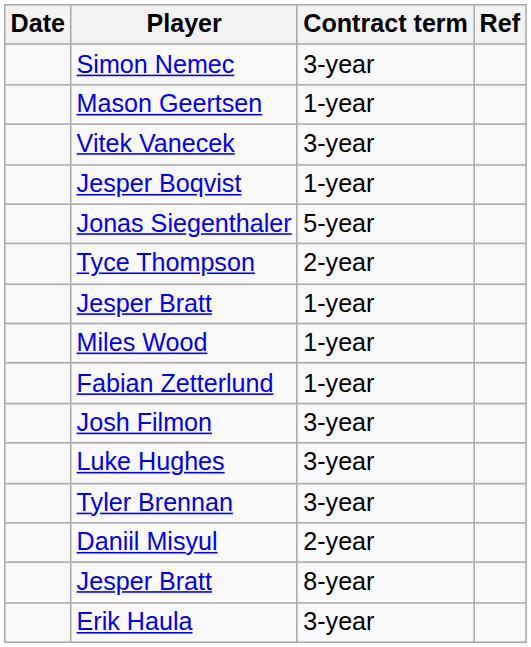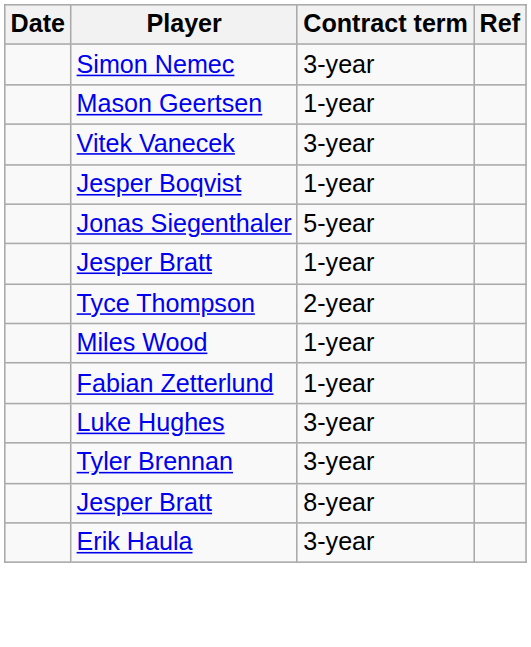rows swapped: (166, 263) <-> (144, 303)
- row: (144, 422)
- row: (147, 542)
